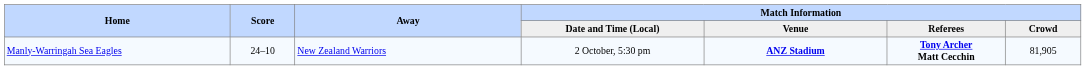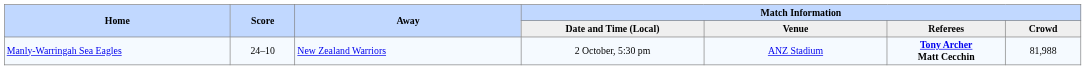(795, 51) bold -> (795, 51) normal
(1043, 51) 81,905 -> (1043, 51) 81,988
